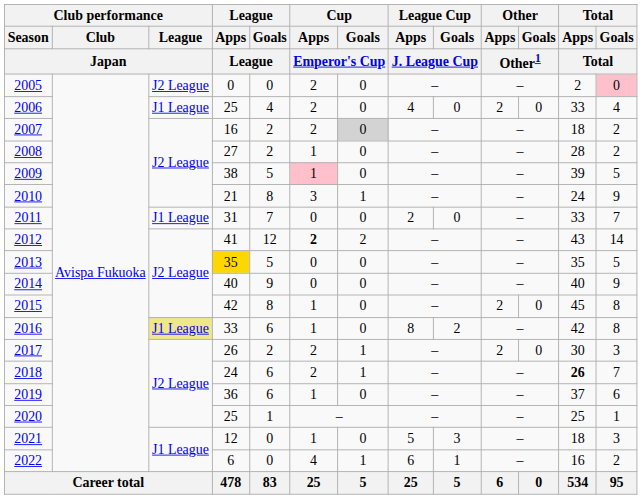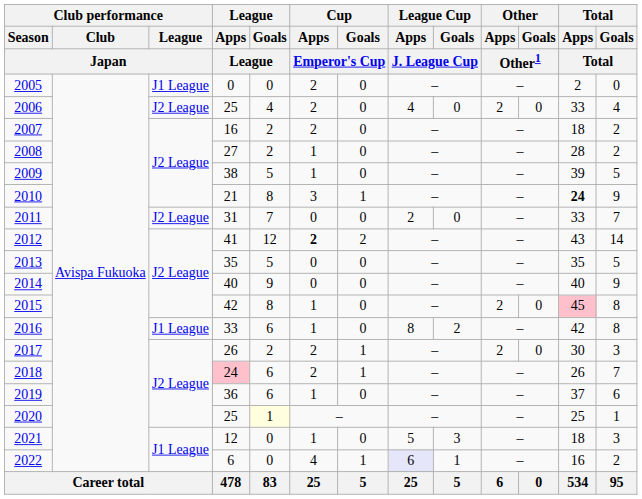(180, 85) J2 League -> (180, 85) J1 League
(617, 85) pink background -> (617, 85) no background
(180, 107) J1 League -> (180, 107) J2 League
(363, 129) lightgrey background -> (363, 129) no background
(314, 173) pink background -> (314, 173) no background
(578, 195) normal -> (578, 195) bold
(180, 217) J1 League -> (180, 217) J2 League
(231, 262) gold background -> (231, 262) no background
(578, 306) no background -> (578, 306) pink background
(180, 328) khaki background -> (180, 328) no background
(231, 372) no background -> (231, 372) pink background
(578, 372) bold -> (578, 372) normal
(270, 416) no background -> (270, 416) lightyellow background
(411, 460) no background -> (411, 460) lavender background
